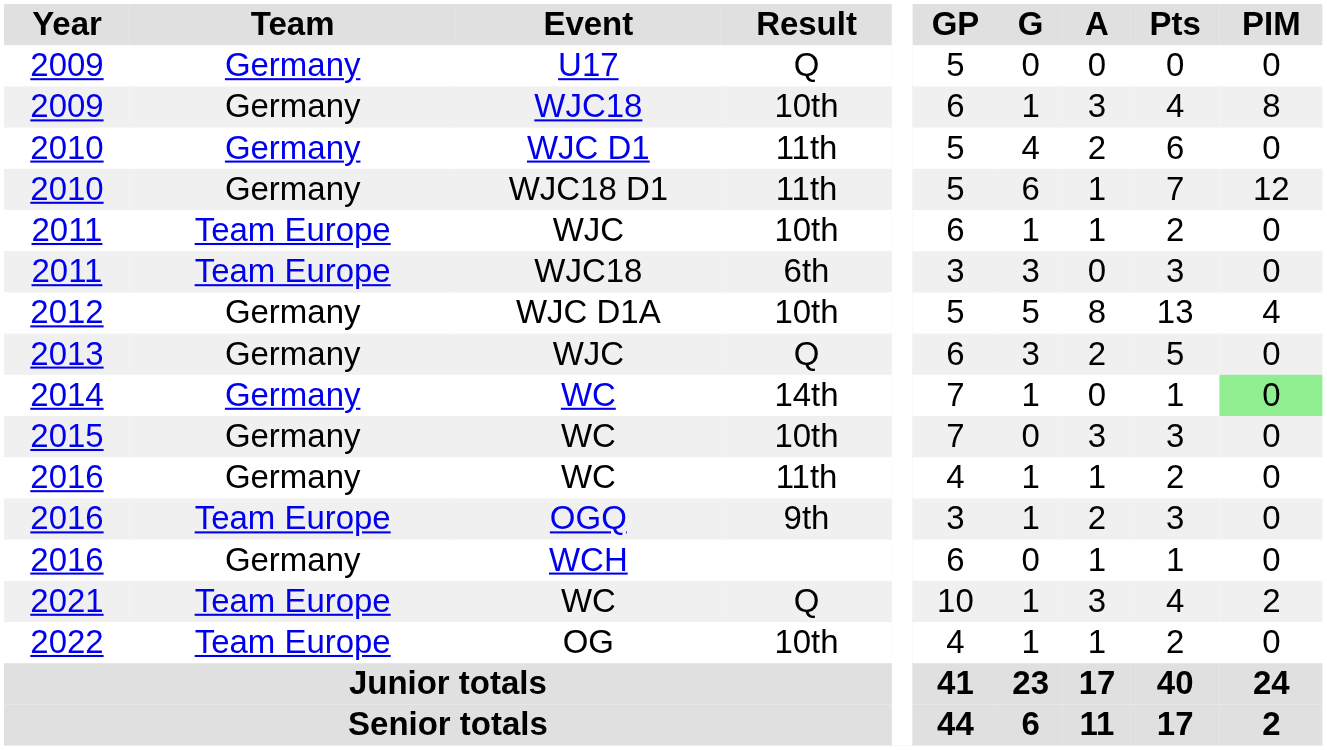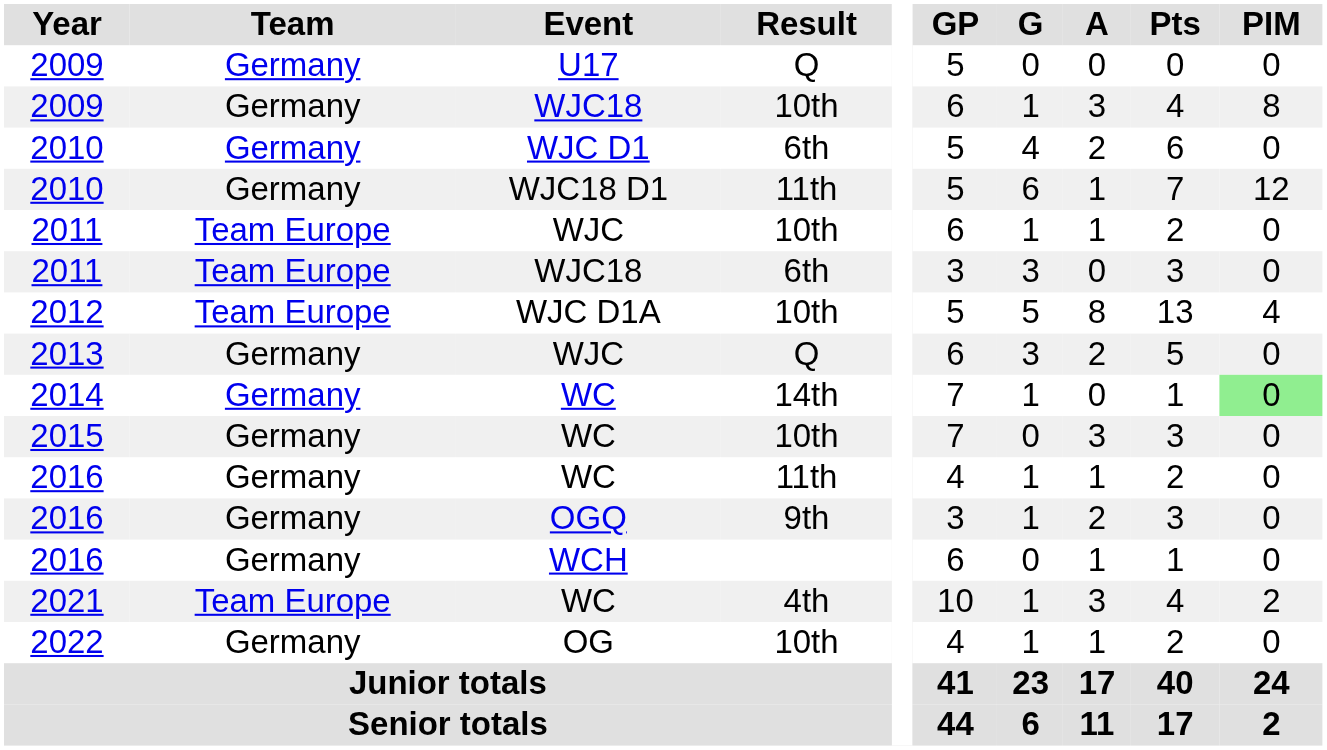(807, 147) 11th -> (807, 147) 6th
(293, 312) Germany -> (293, 312) Team Europe
(293, 518) Team Europe -> (293, 518) Germany
(807, 600) Q -> (807, 600) 4th
(293, 642) Team Europe -> (293, 642) Germany
